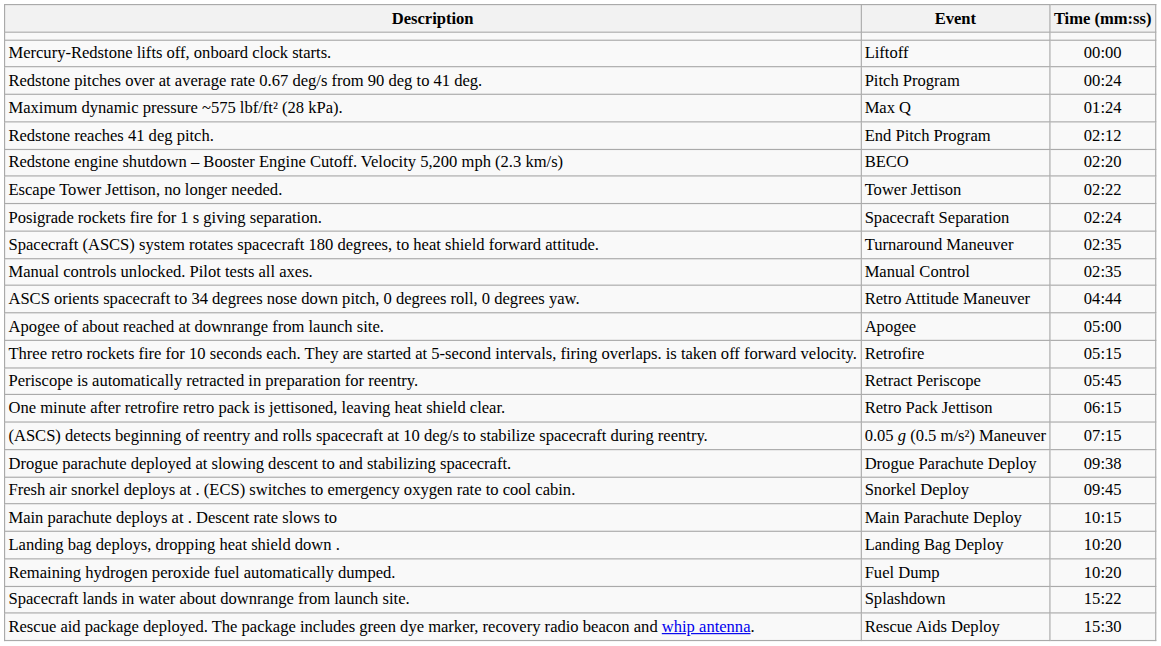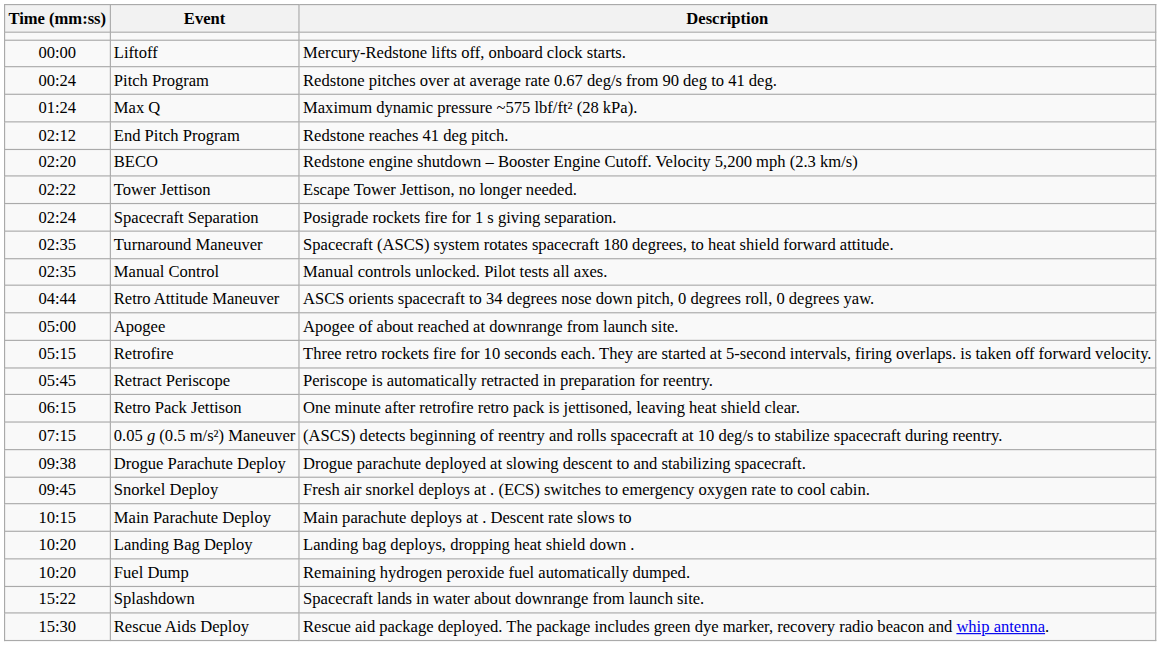columns swapped: (1103, 18) <-> (433, 18)
